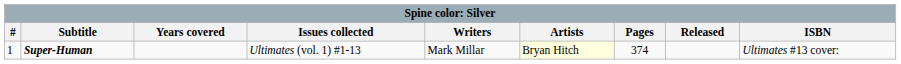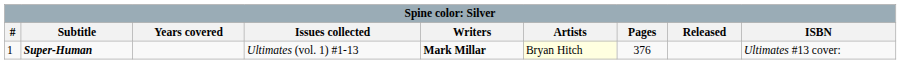(456, 50) normal -> (455, 50) bold
(640, 50) 374 -> (642, 50) 376
